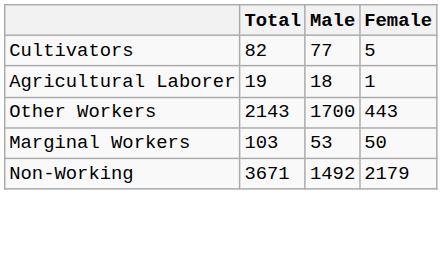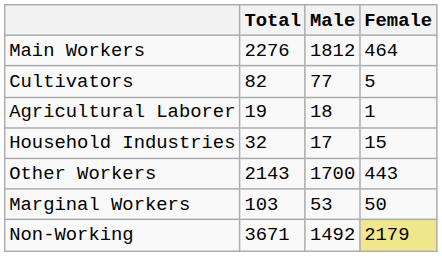+ row: (77, 51)
+ row: (122, 143)
(387, 174) no background -> (387, 235) khaki background
